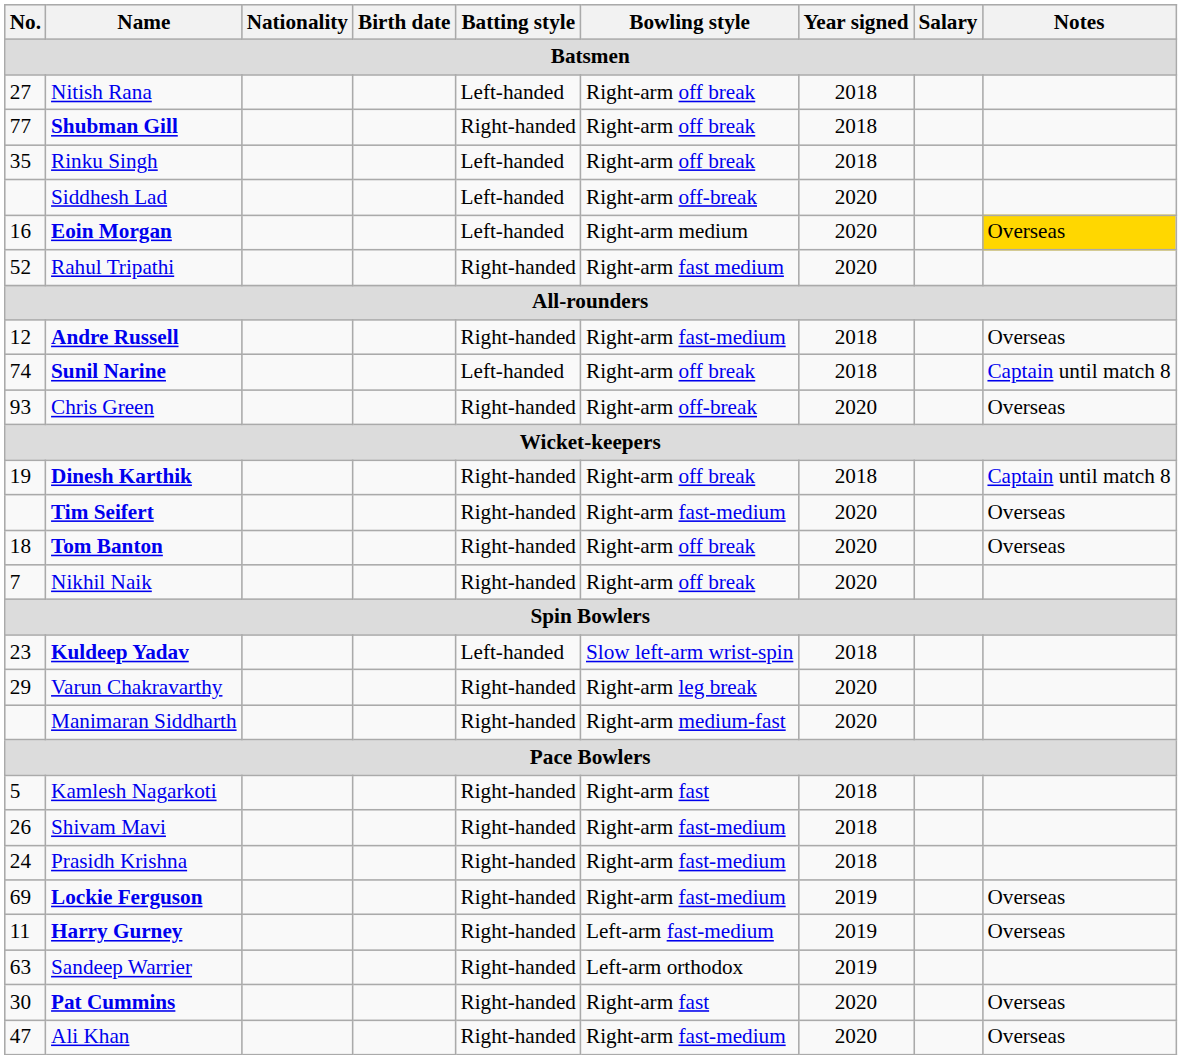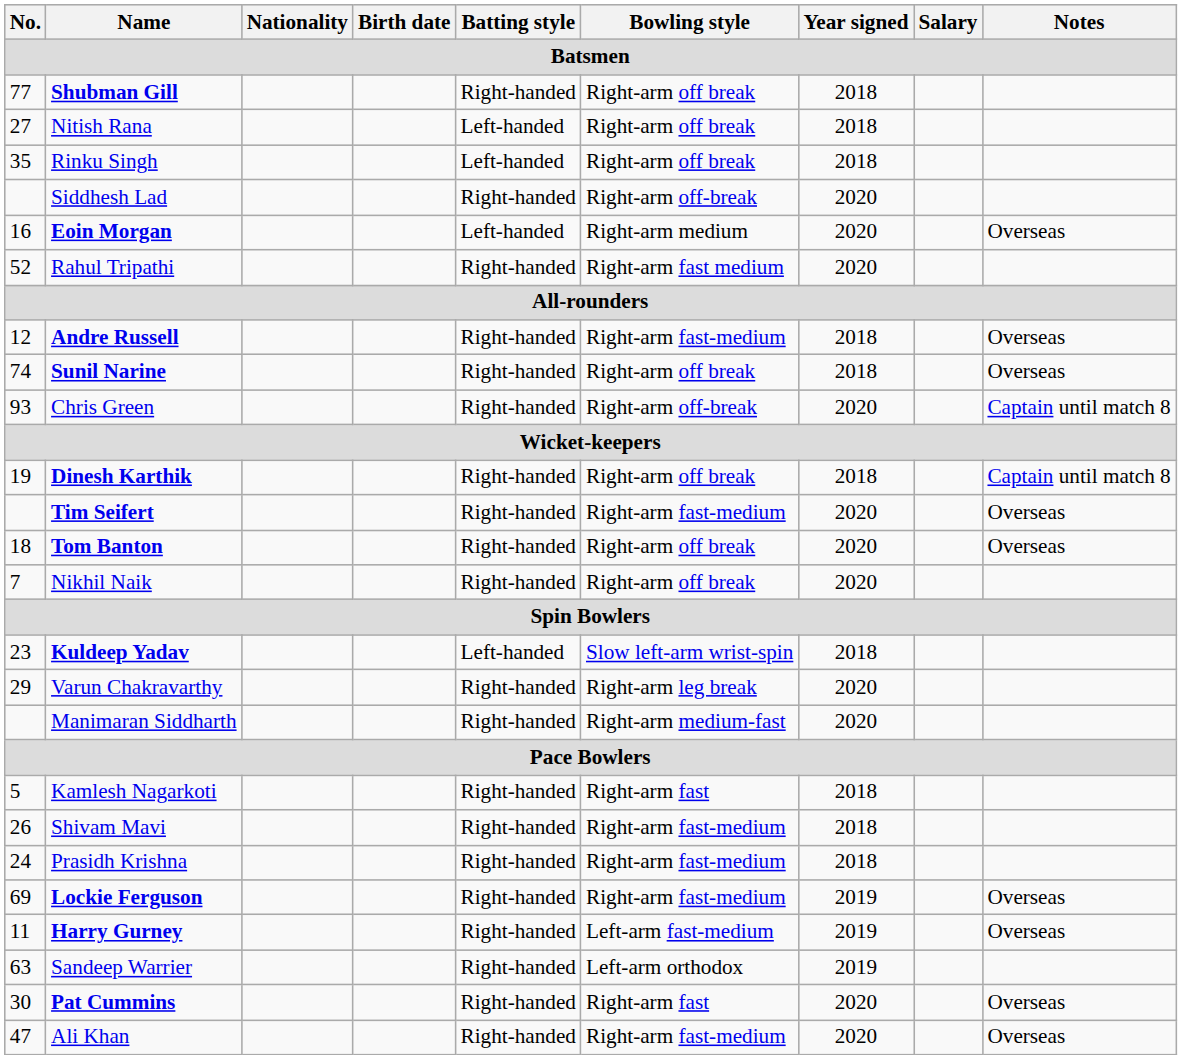rows swapped: (101, 91) <-> (114, 126)
(512, 196) Left-handed -> (518, 196) Right-handed
(1026, 231) gold background -> (1026, 231) no background
(512, 371) Left-handed -> (518, 371) Right-handed
(1079, 371) Captain until match 8 -> (1026, 371) Overseas
(1026, 406) Overseas -> (1079, 406) Captain until match 8
